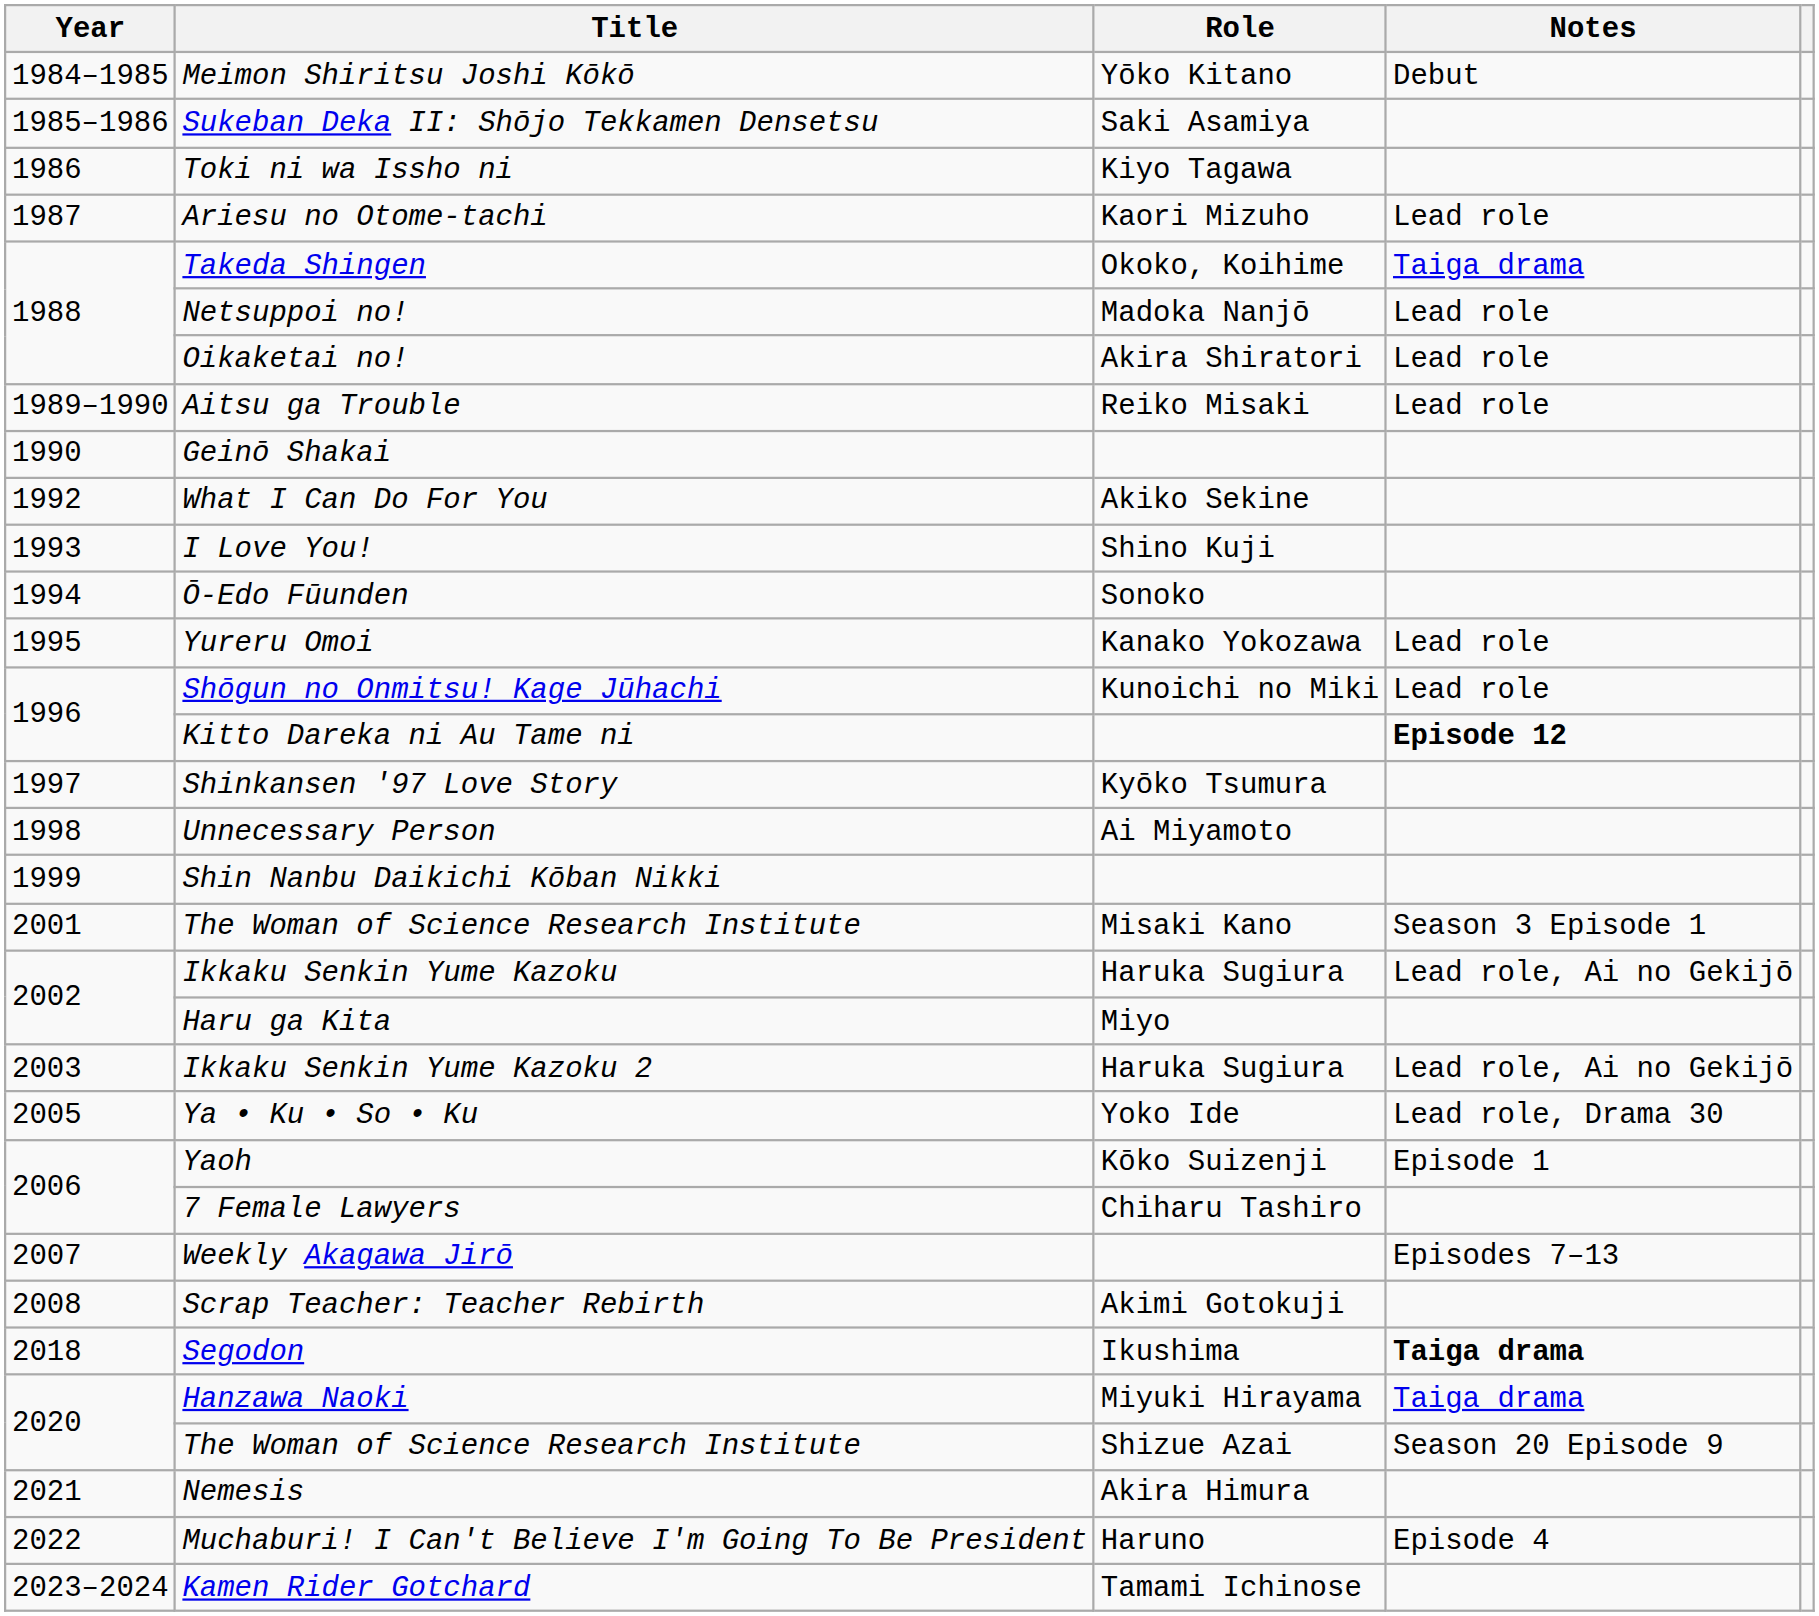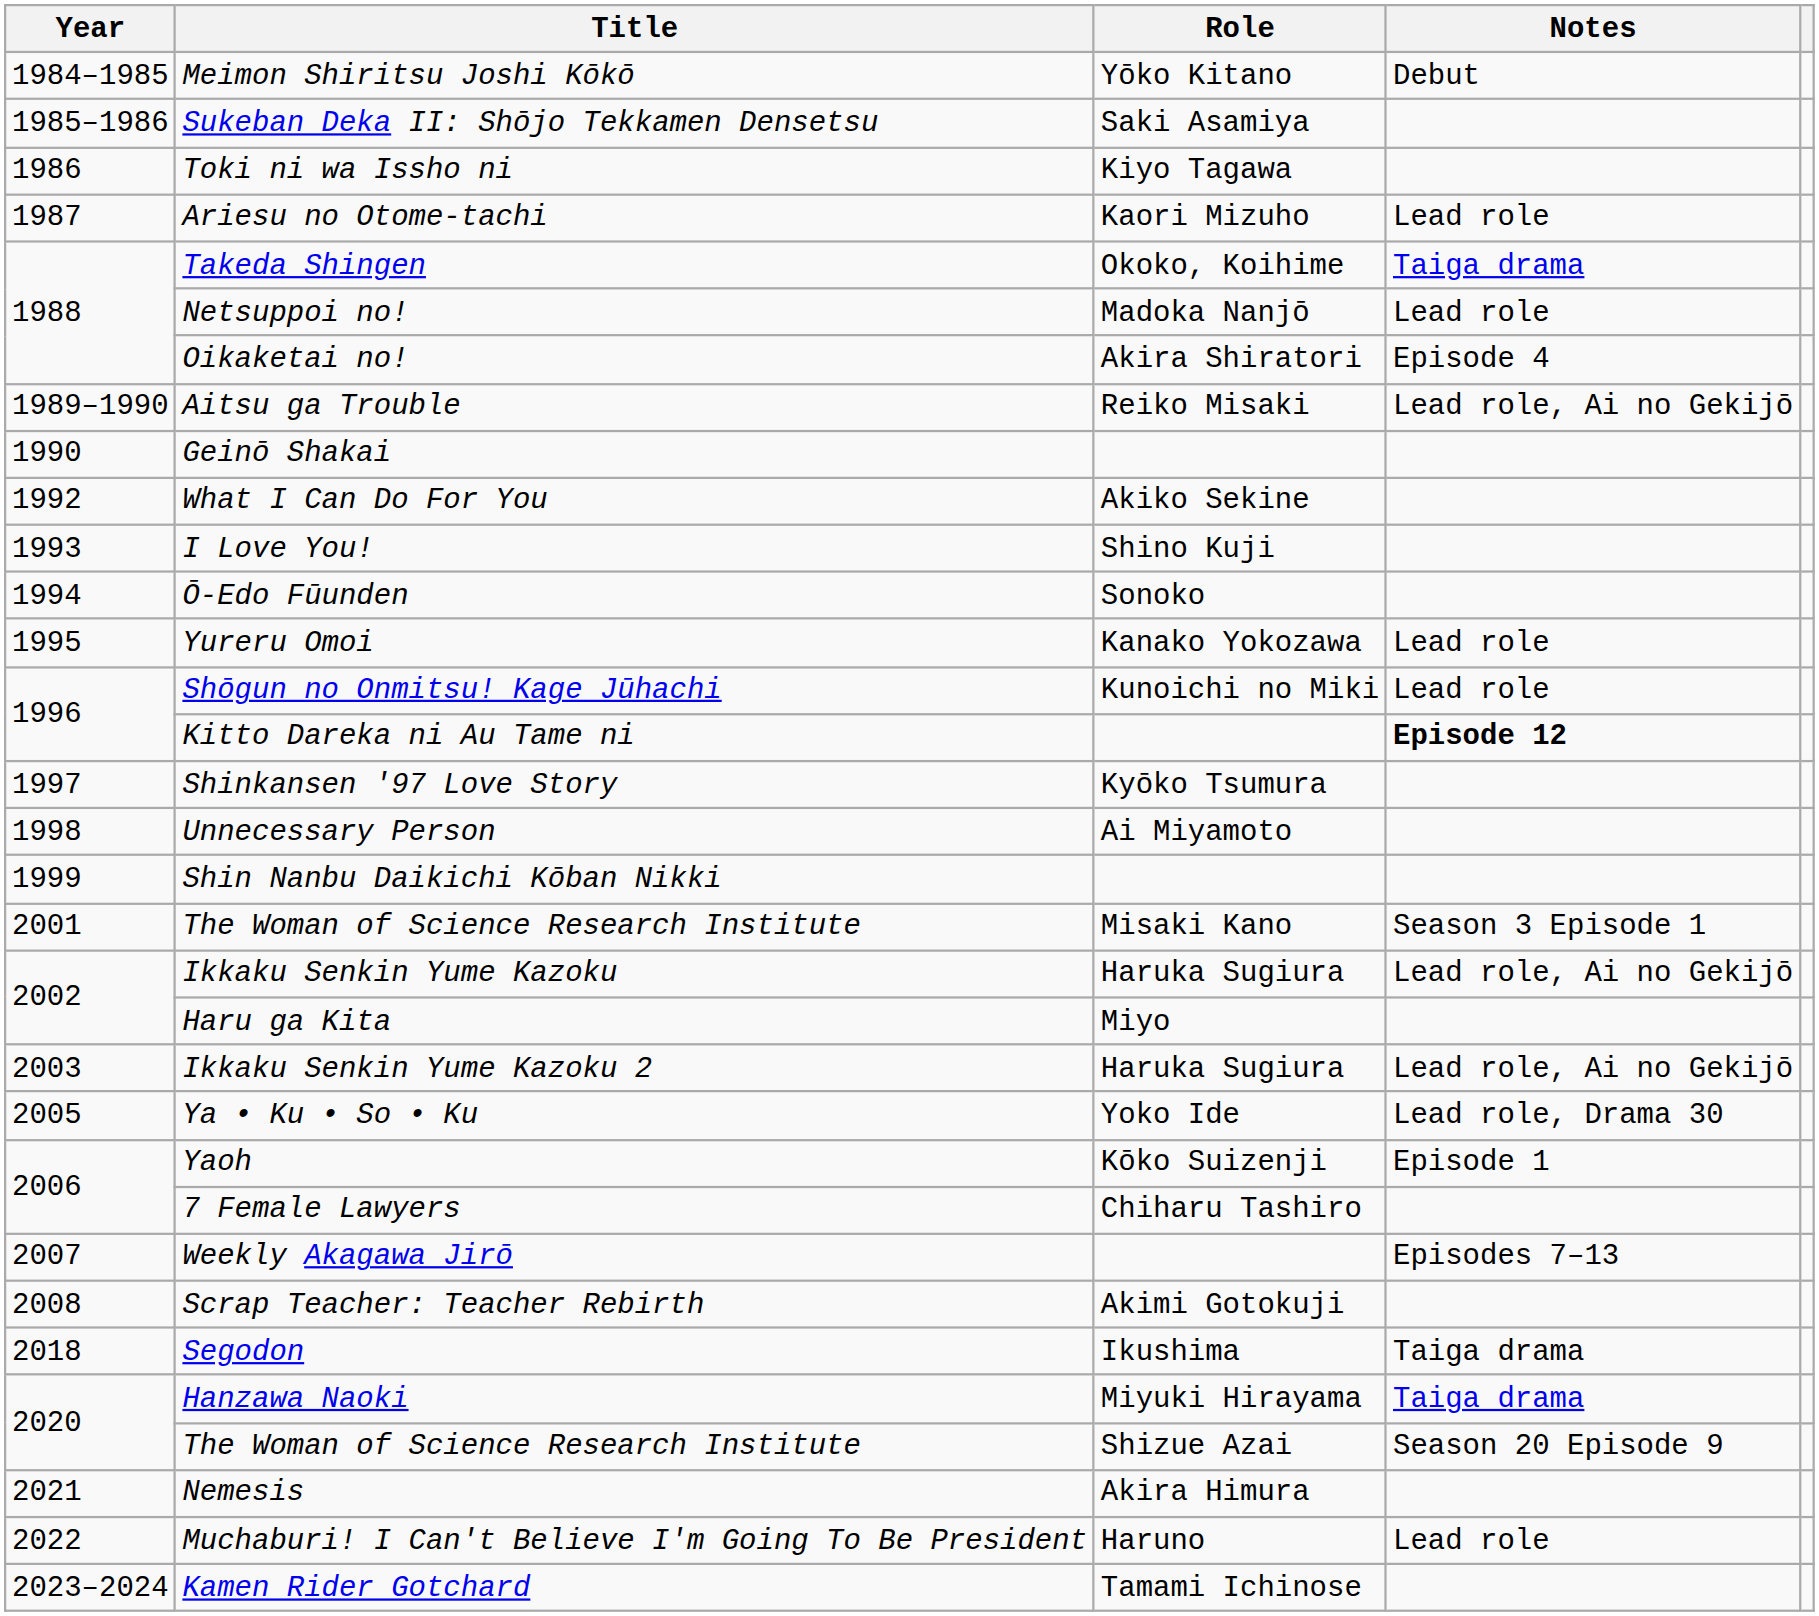(1471, 359) Lead role -> (1471, 359) Episode 4
(1471, 407) Lead role -> (1593, 407) Lead role, Ai no Gekijō
(1489, 1352) bold -> (1489, 1352) normal
(1471, 1541) Episode 4 -> (1471, 1541) Lead role
